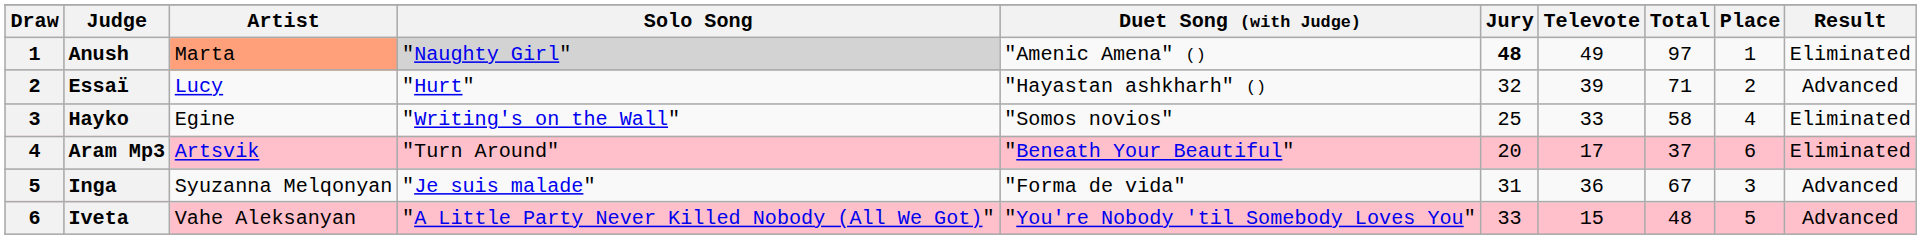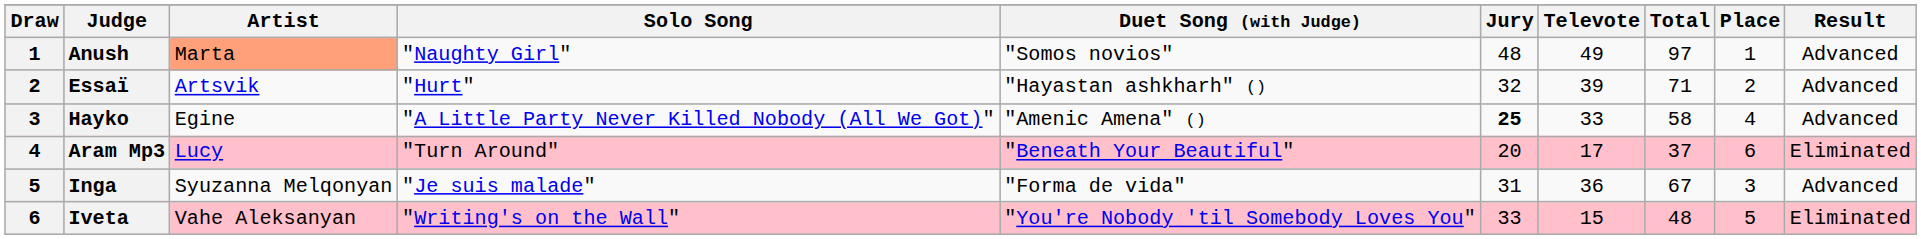(487, 54) lightgrey background -> (487, 54) no background
(1105, 54) "Amenic Amena" () -> (1089, 54) "Somos novios"
(1510, 54) bold -> (1510, 54) normal
(1850, 54) Eliminated -> (1850, 54) Advanced
(199, 87) Lucy -> (217, 87) Artsvik
(541, 120) "Writing's on the Wall" -> (698, 120) "A Little Party Never Killed Nobody (All We Got)"
(1089, 120) "Somos novios" -> (1105, 120) "Amenic Amena" ()
(1510, 120) normal -> (1510, 120) bold
(1850, 120) Eliminated -> (1850, 120) Advanced
(217, 153) Artsvik -> (199, 153) Lucy
(698, 218) "A Little Party Never Killed Nobody (All We Got)" -> (541, 218) "Writing's on the Wall"
(1850, 218) Advanced -> (1850, 218) Eliminated
